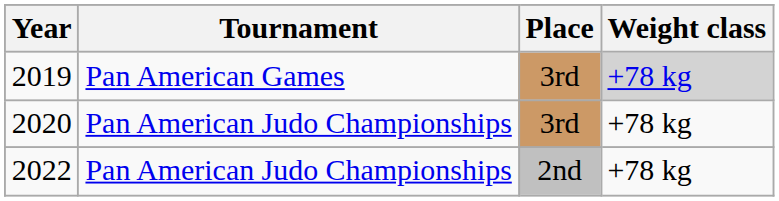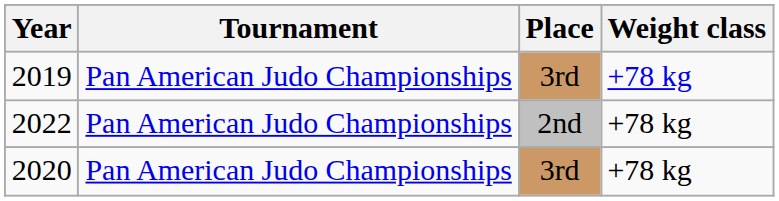(215, 75) Pan American Games -> (299, 75) Pan American Judo Championships
(650, 75) lightgrey background -> (650, 75) no background
rows swapped: (42, 123) <-> (42, 170)
